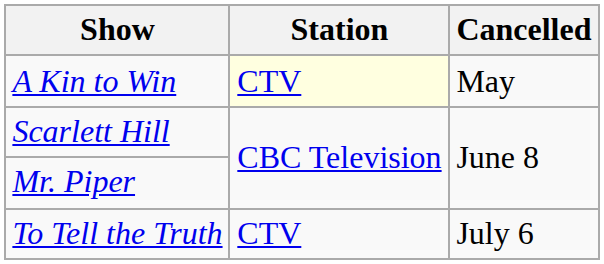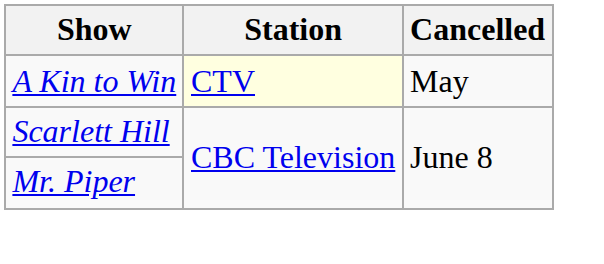- row: (117, 232)
